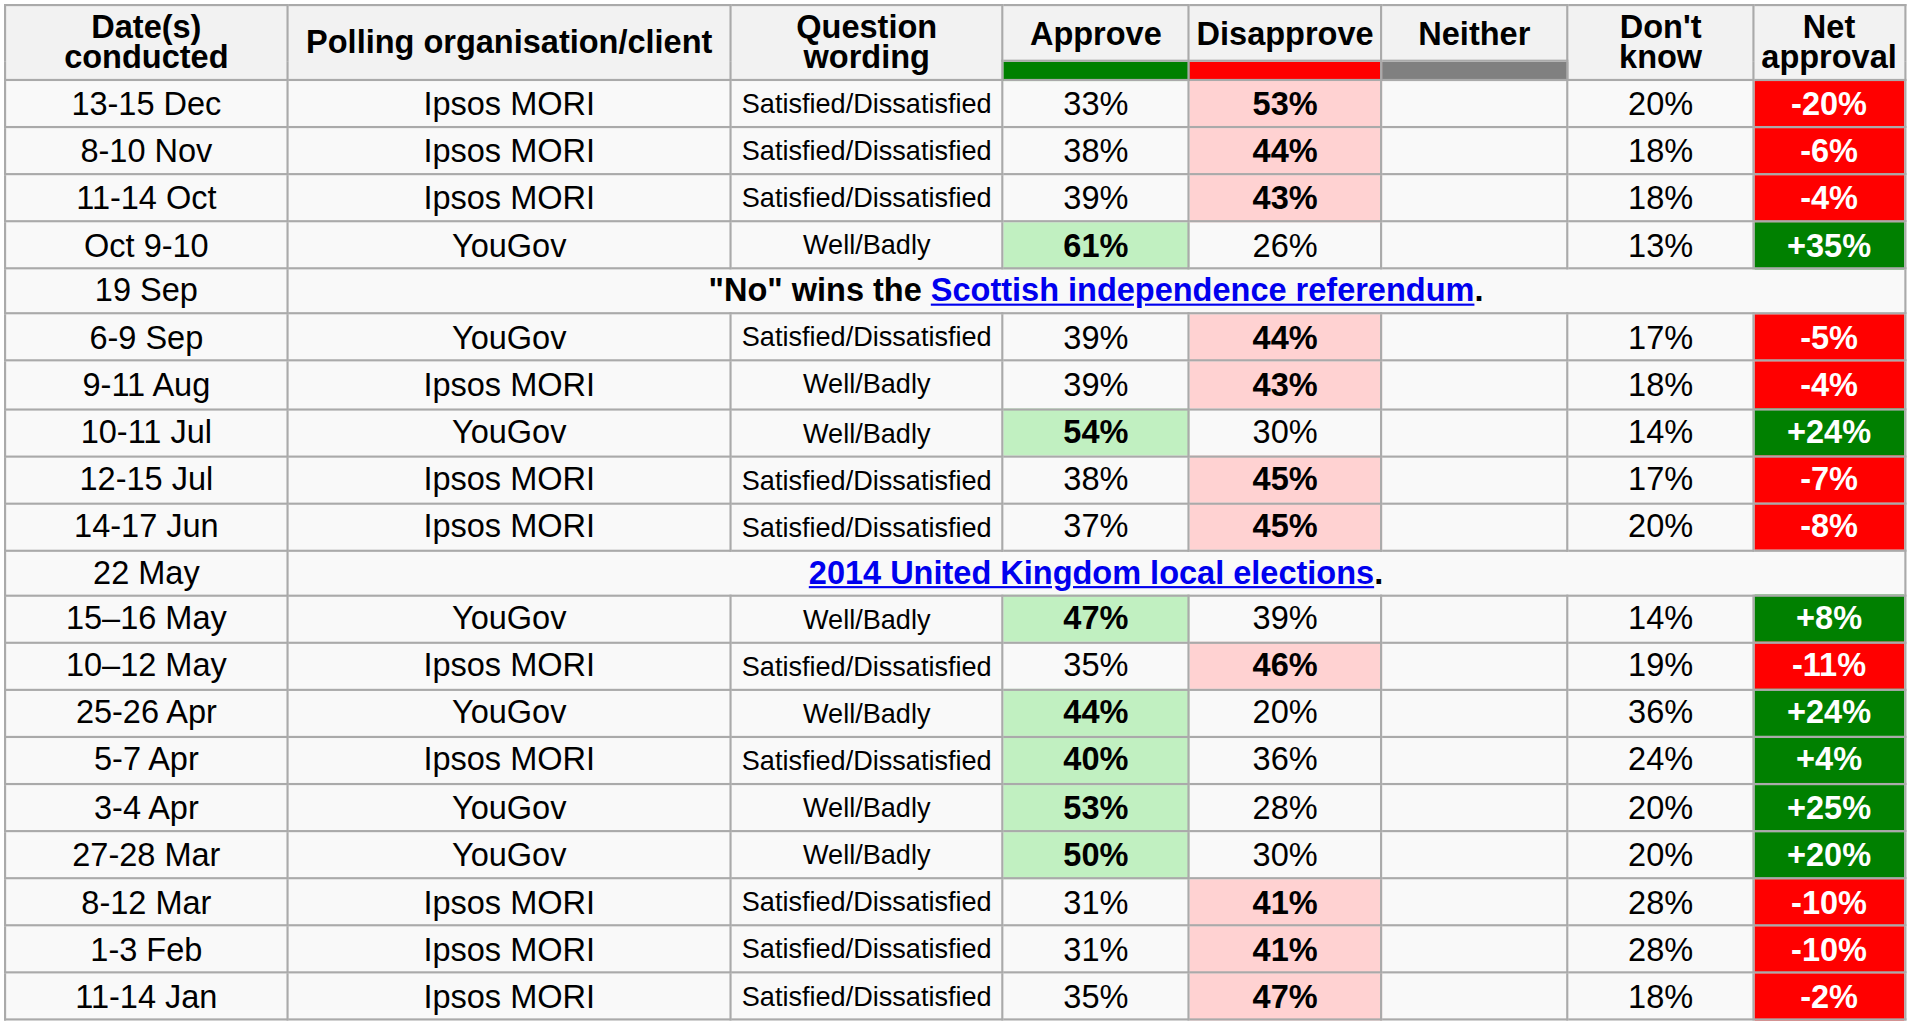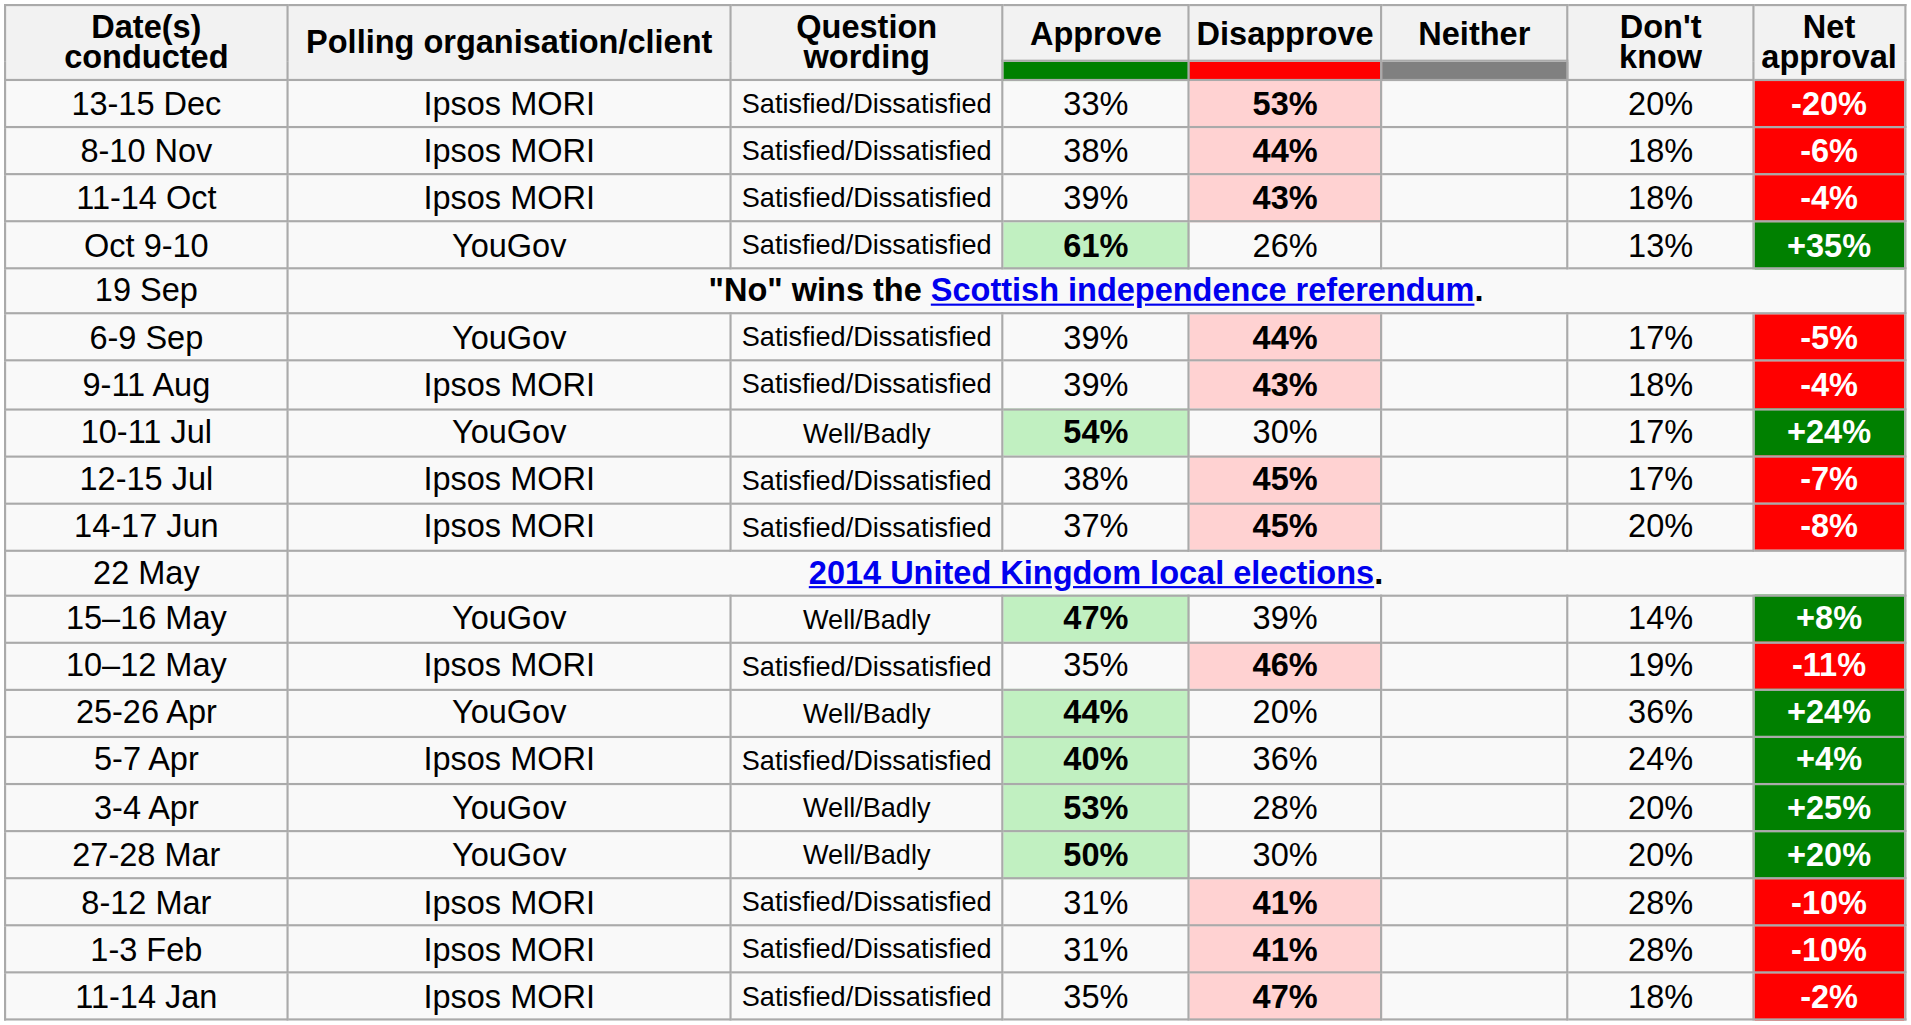(867, 247) Well/Badly -> (867, 247) Satisfied/Dissatisfied
(867, 386) Well/Badly -> (867, 386) Satisfied/Dissatisfied
(1661, 431) 14% -> (1661, 431) 17%
